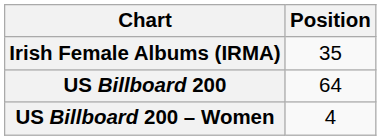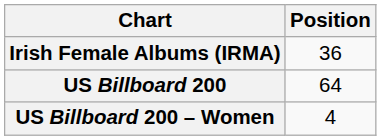(330, 53) 35 -> (330, 53) 36
